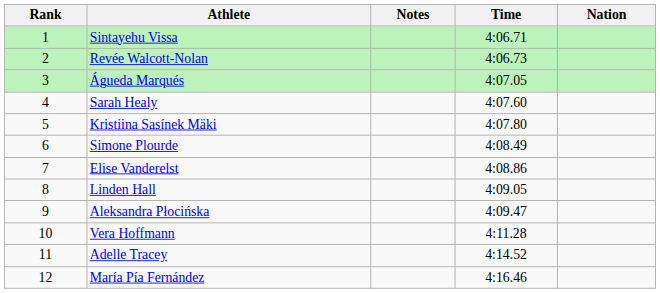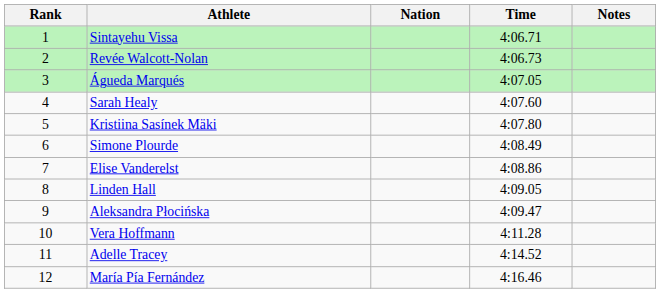columns swapped: (607, 15) <-> (413, 15)
